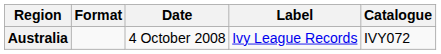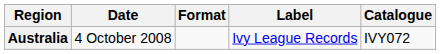columns swapped: (177, 15) <-> (98, 15)
